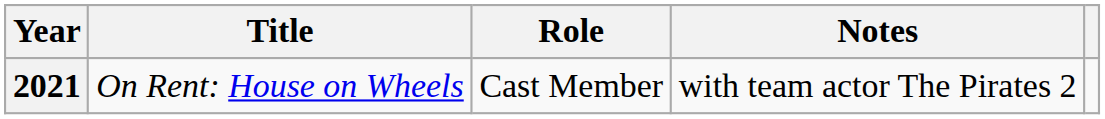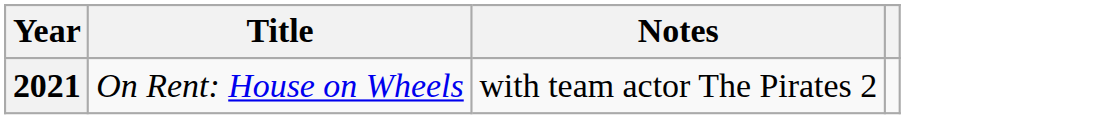- column: (571, 31)
